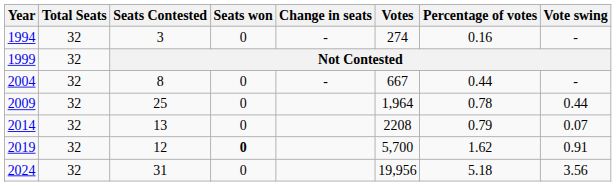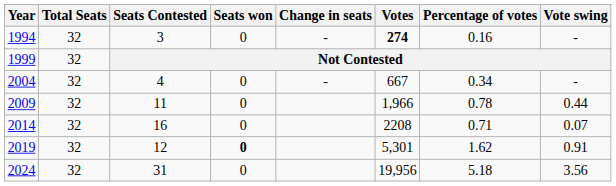(397, 37) normal -> (397, 37) bold
(160, 81) 8 -> (160, 81) 4
(480, 81) 0.44 -> (480, 81) 0.34
(160, 103) 25 -> (160, 103) 11
(397, 103) 1,964 -> (397, 103) 1,966
(160, 125) 13 -> (160, 125) 16
(480, 125) 0.79 -> (480, 125) 0.71
(397, 147) 5,700 -> (397, 147) 5,301
